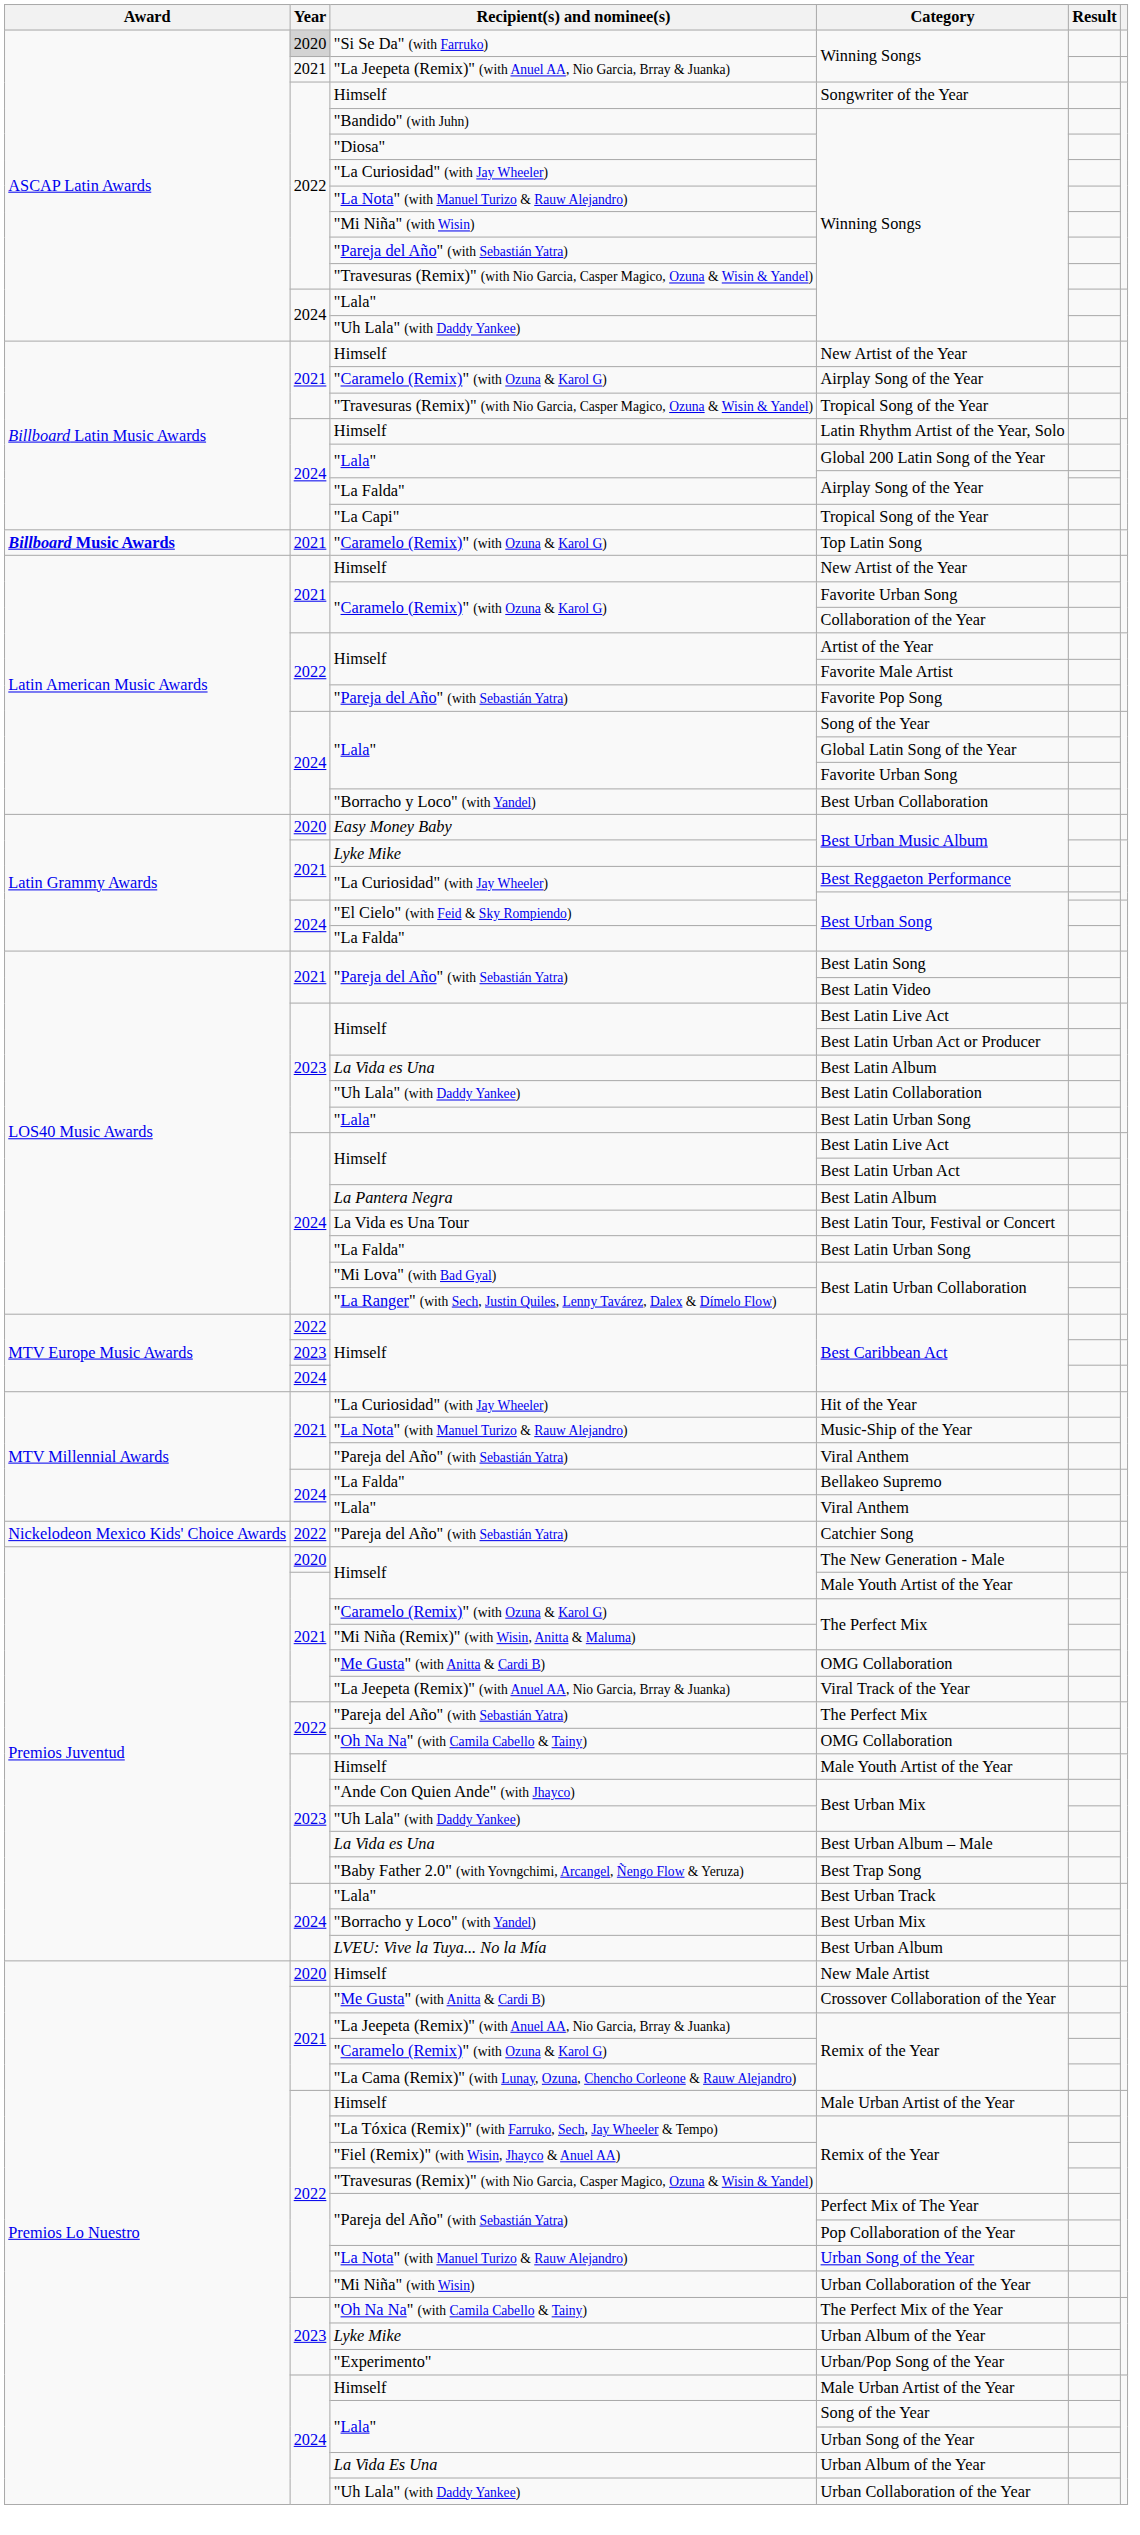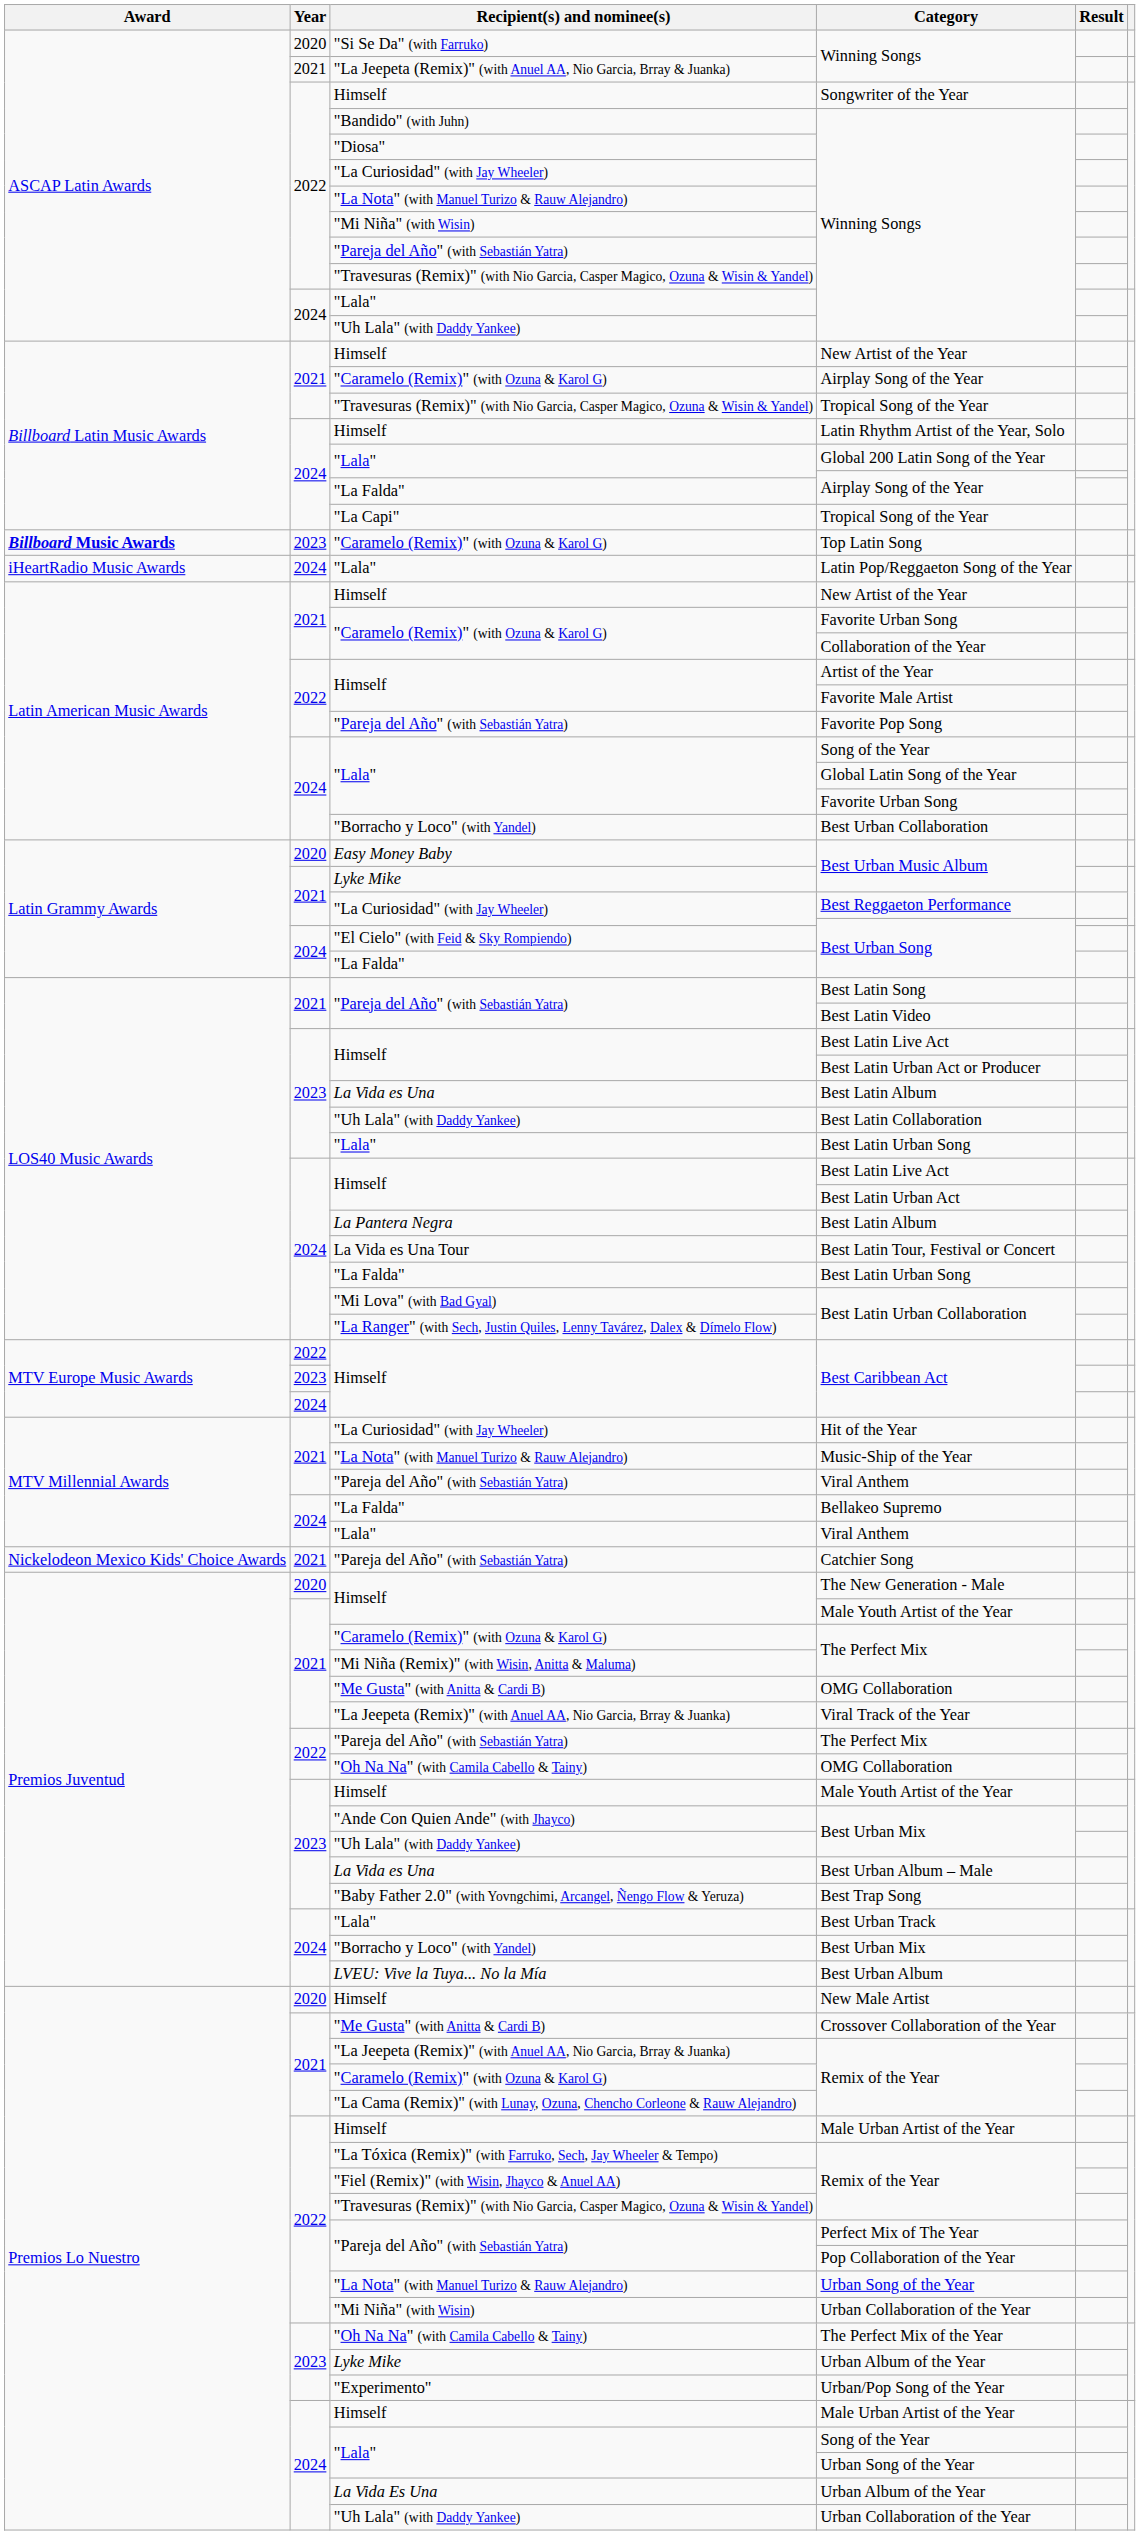(310, 43) lightgrey background -> (310, 43) no background
(310, 542) 2021 -> (310, 542) 2023
+ row: (355, 568)
(310, 1533) 2022 -> (310, 1559) 2021
